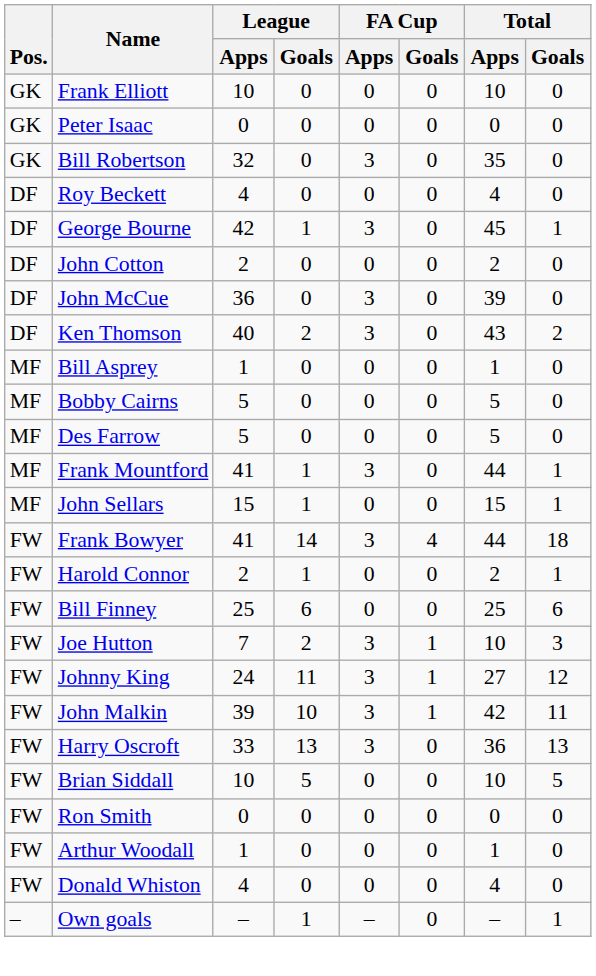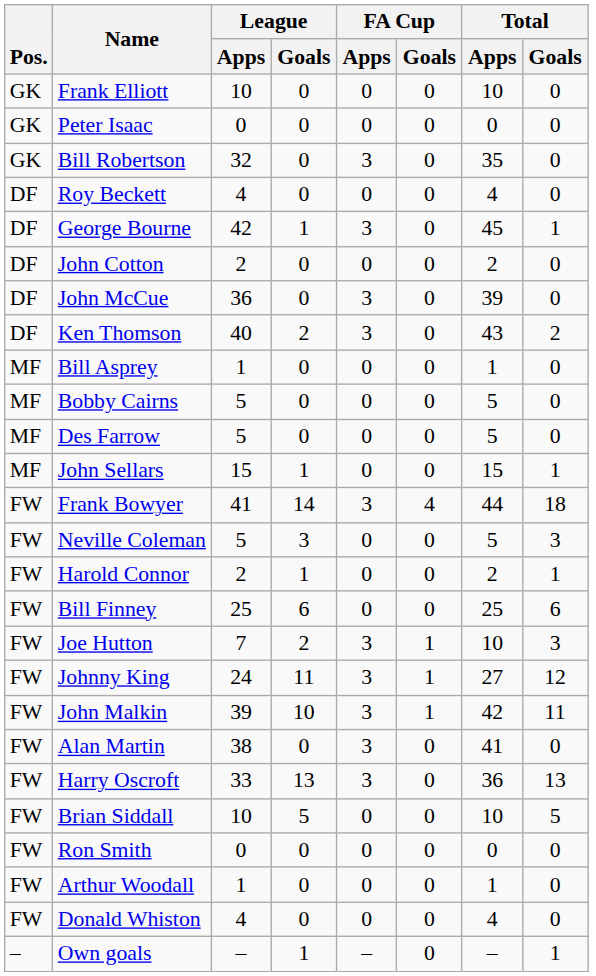- row: (133, 470)
+ row: (132, 539)
+ row: (111, 746)
